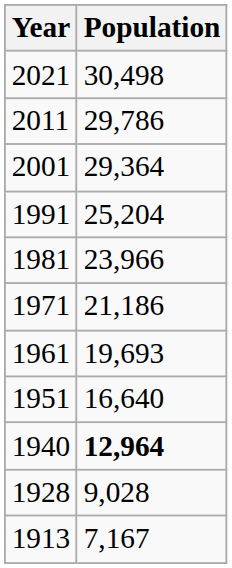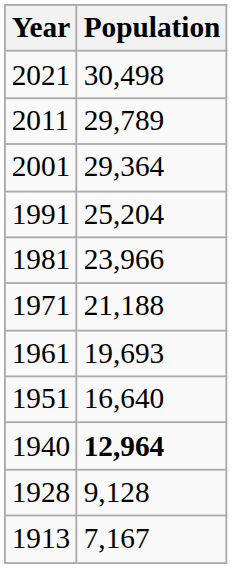(124, 120) 29,786 -> (124, 120) 29,789
(124, 306) 21,186 -> (124, 306) 21,188
(117, 492) 9,028 -> (117, 492) 9,128
